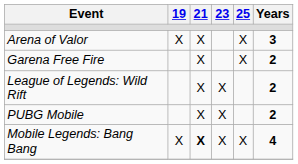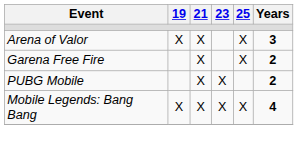- row: (77, 87)
(201, 141) bold -> (201, 107) normal
